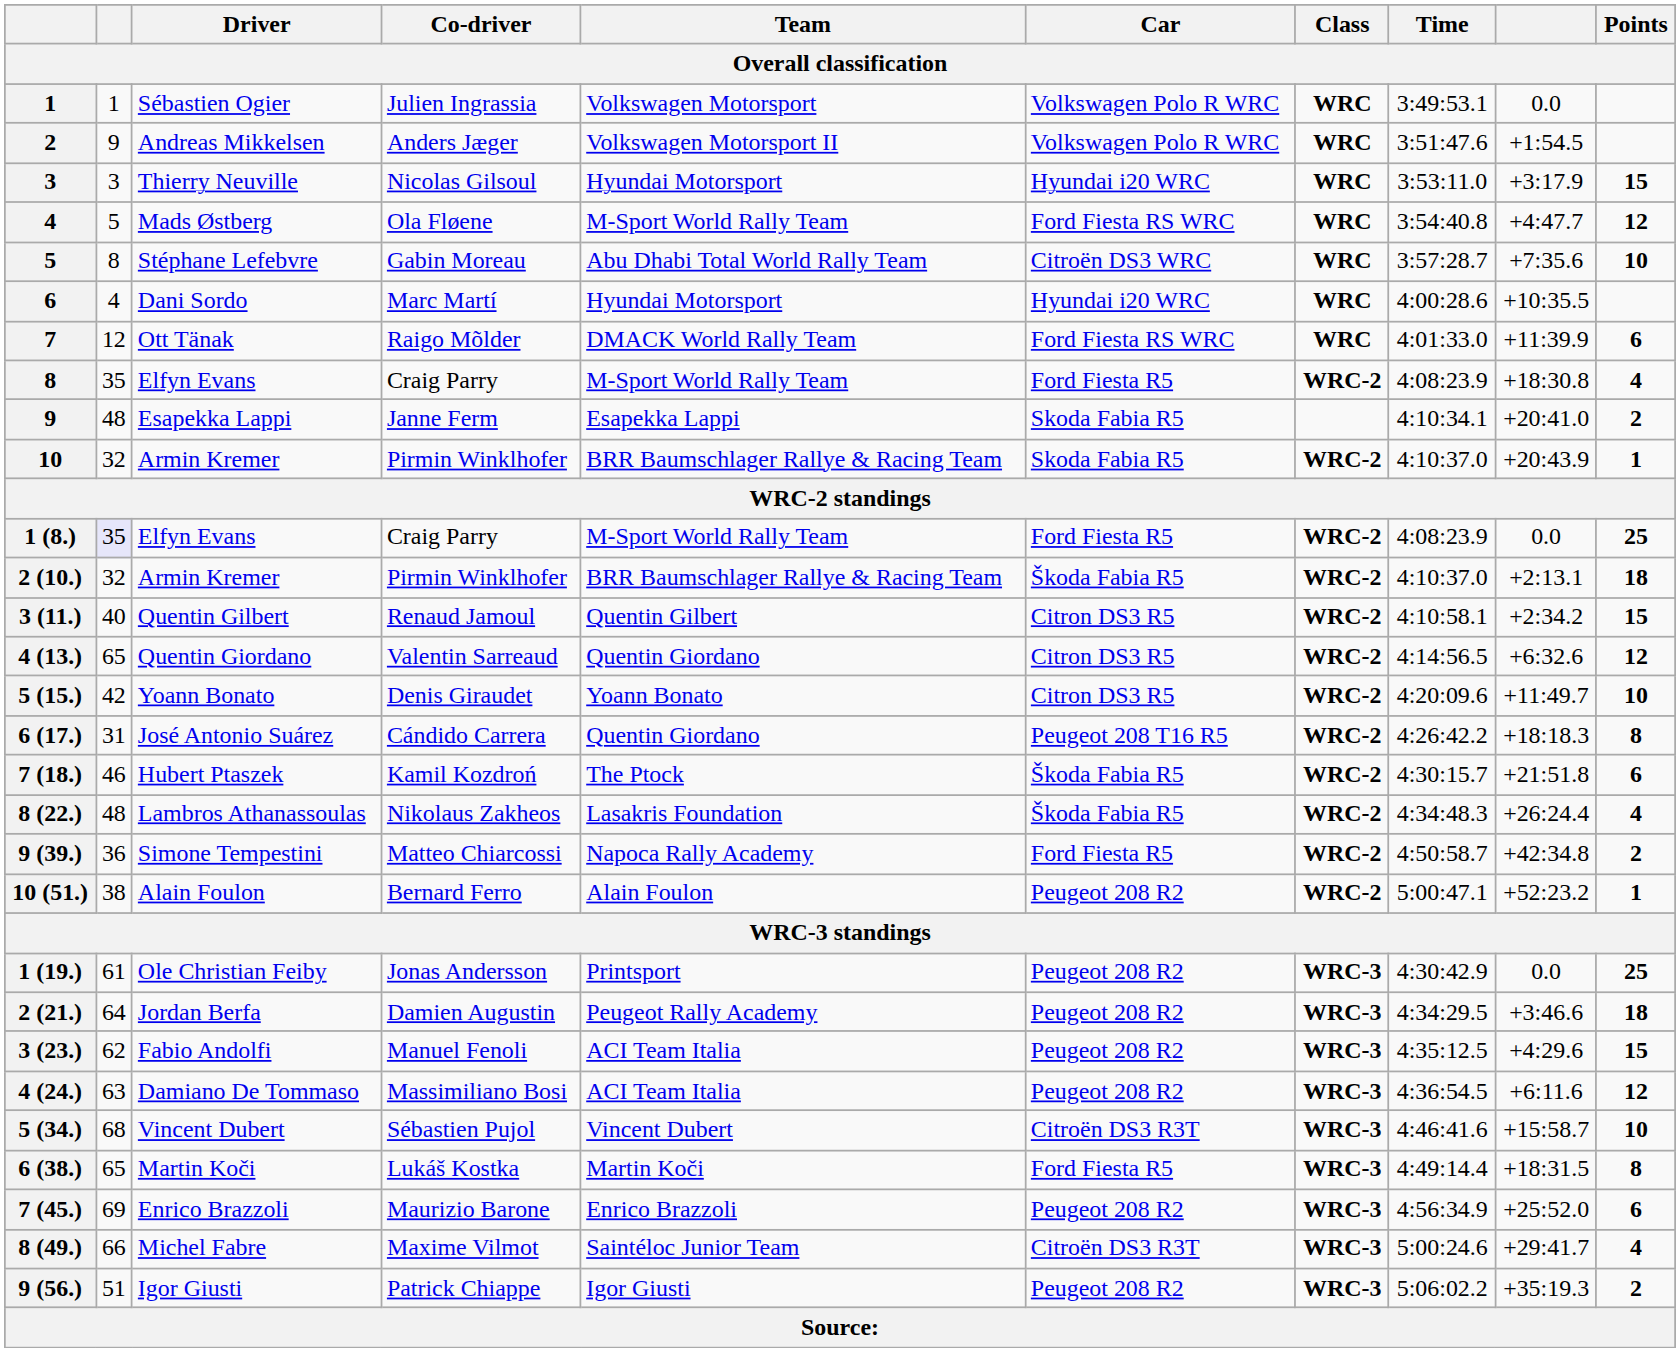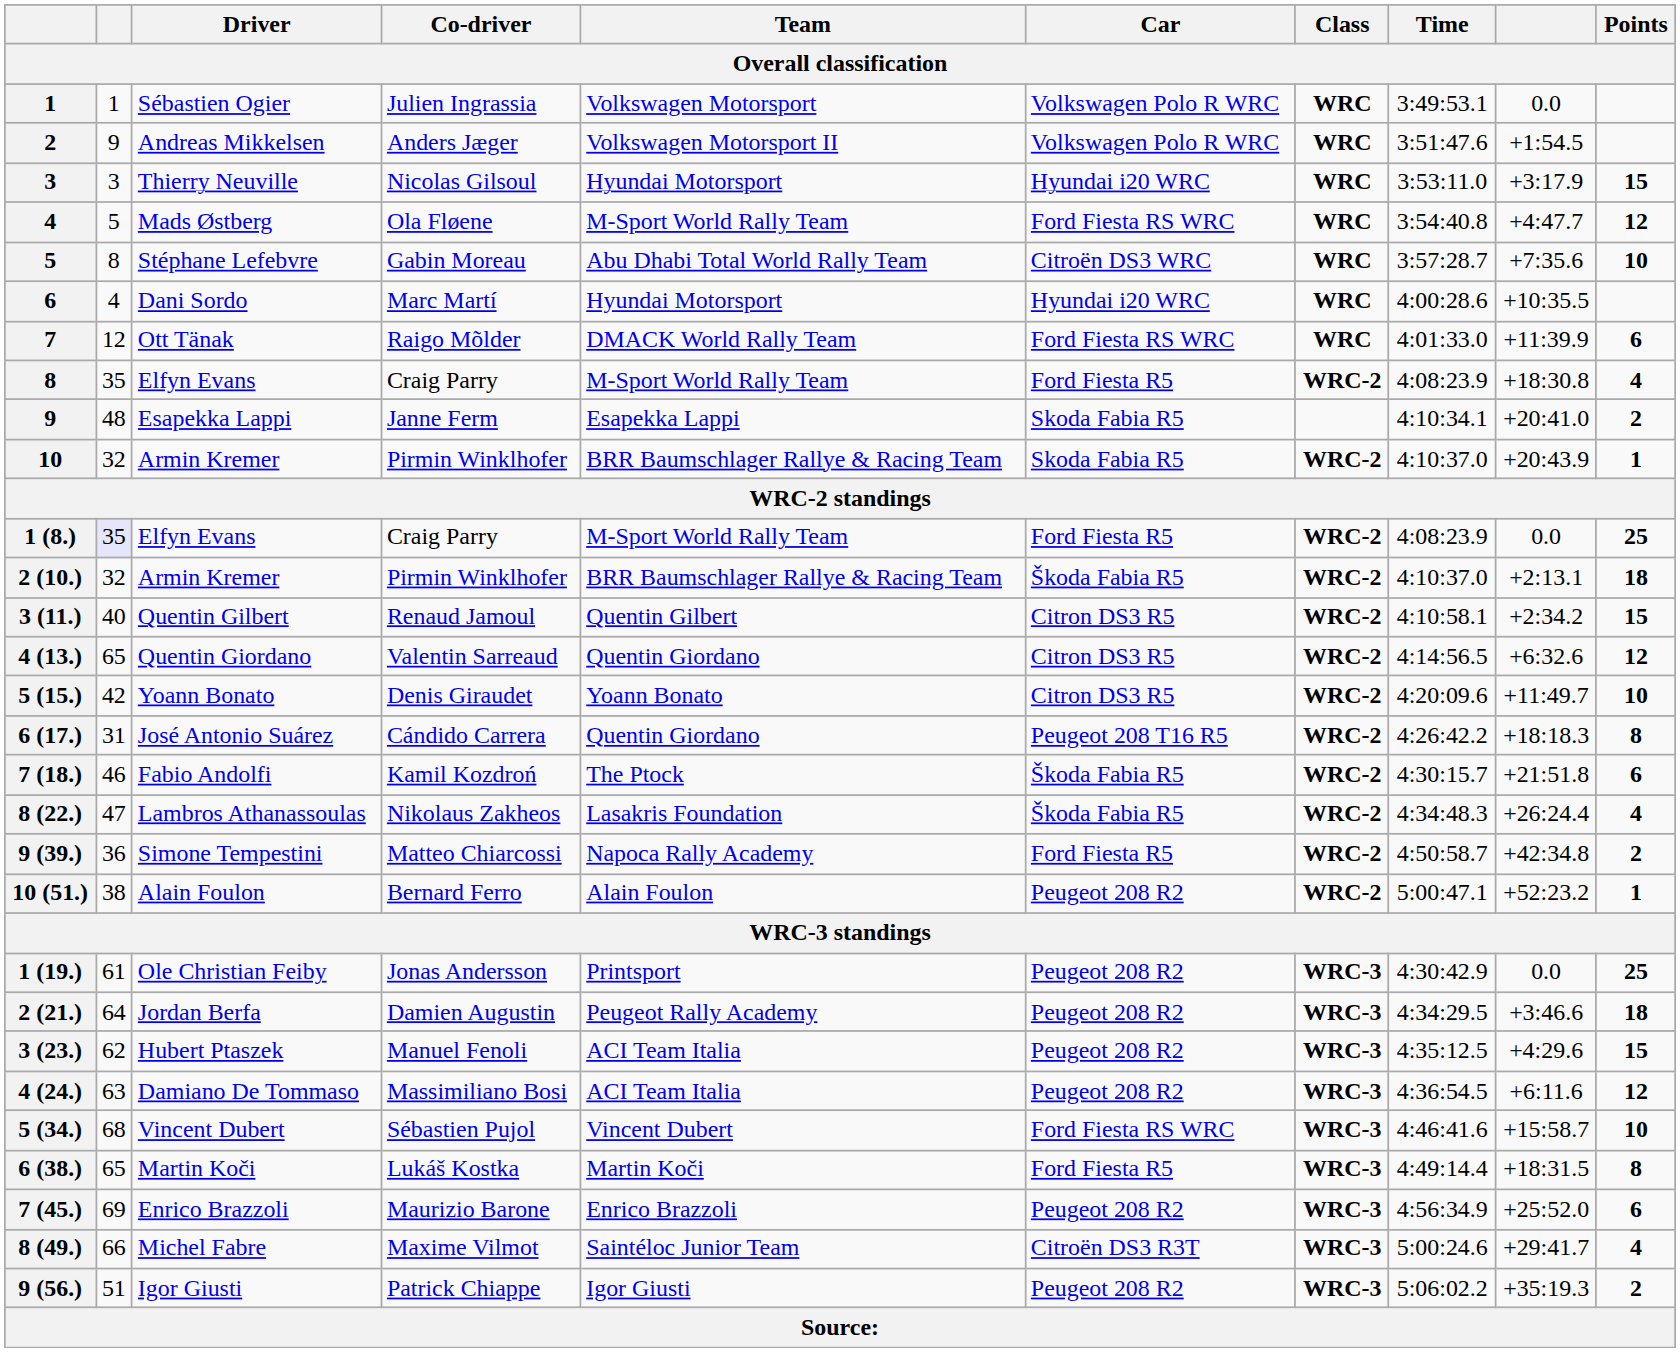(211, 774) Hubert Ptaszek -> (205, 774) Fabio Andolfi
(114, 813) 48 -> (114, 813) 47
(205, 1050) Fabio Andolfi -> (211, 1050) Hubert Ptaszek
(1115, 1129) Citroën DS3 R3T -> (1133, 1129) Ford Fiesta RS WRC
